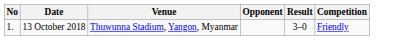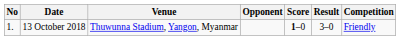+ column: (298, 11)
